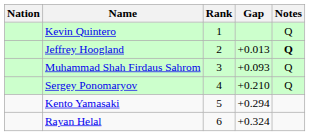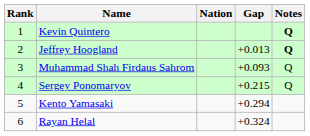columns swapped: (219, 13) <-> (23, 13)
(288, 31) normal -> (288, 31) bold
(254, 85) +0.210 -> (254, 85) +0.215
